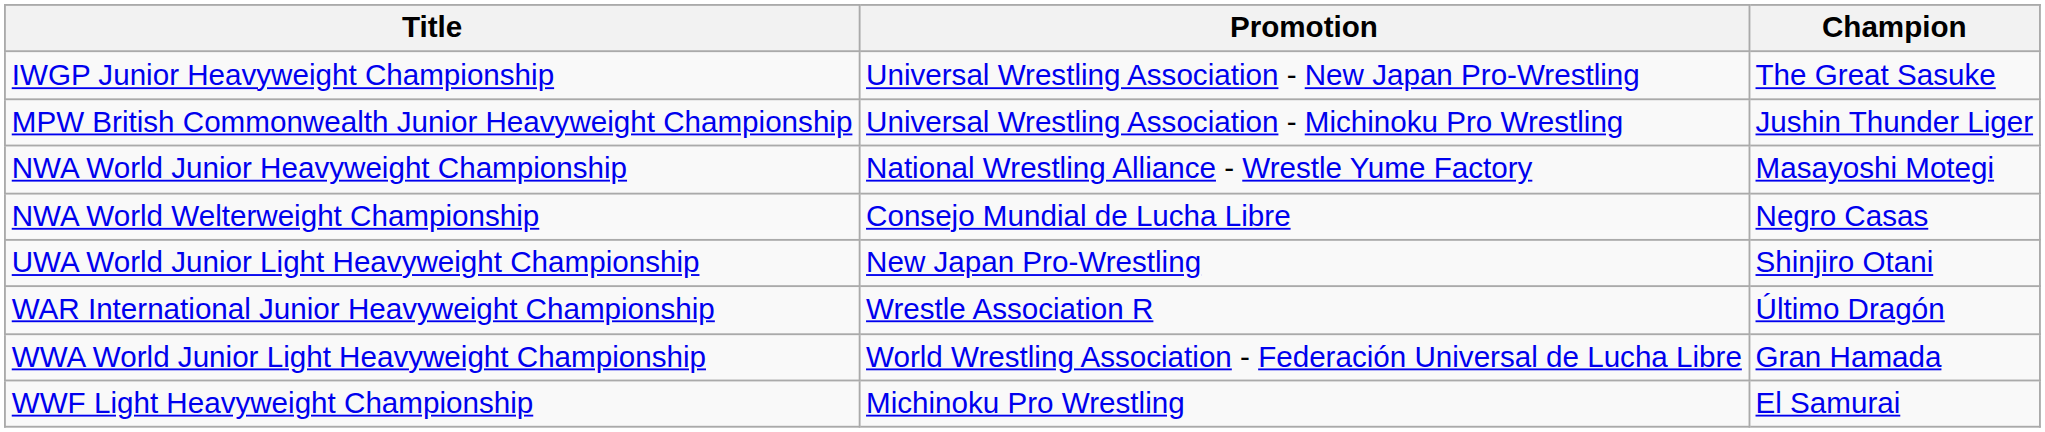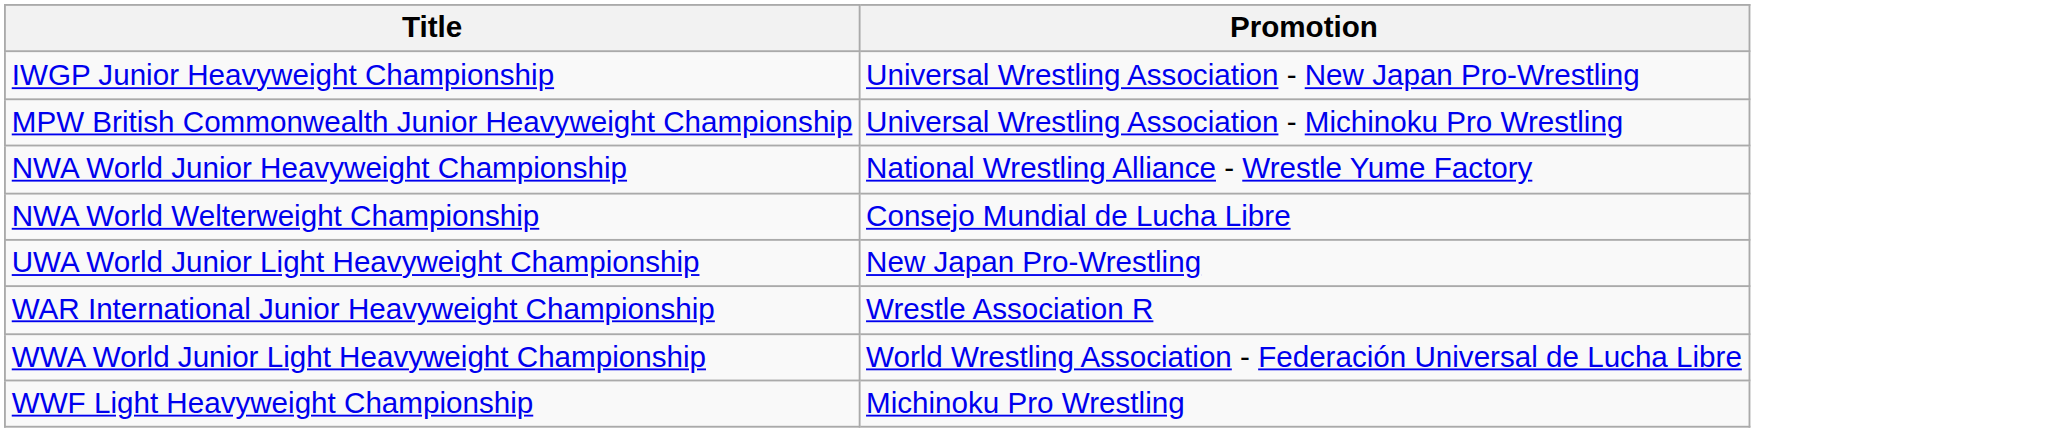- column: (1894, 27)
